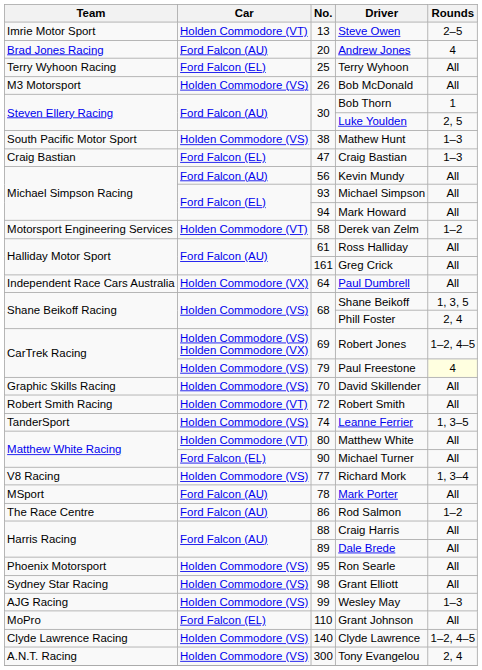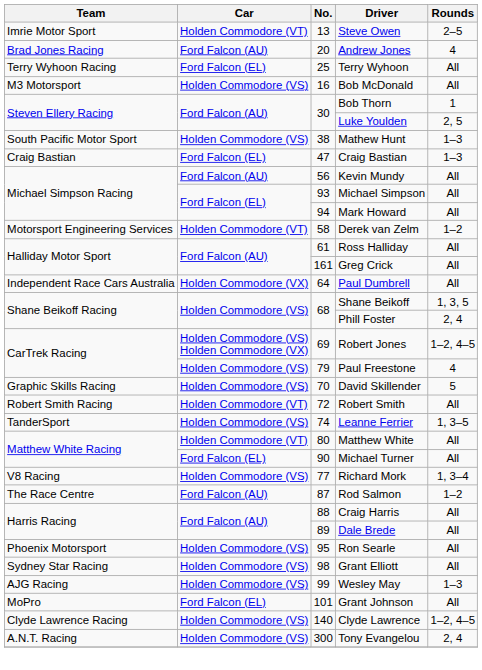(323, 85) 26 -> (323, 85) 16
(453, 368) lightyellow background -> (453, 368) no background
(453, 386) All -> (453, 386) 5
- row: (368, 494)
(323, 512) 86 -> (323, 494) 87
(323, 620) 110 -> (323, 602) 101
